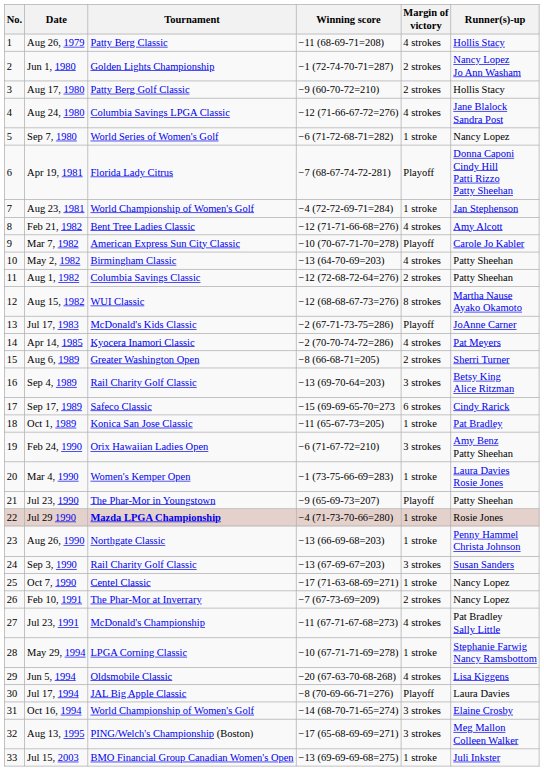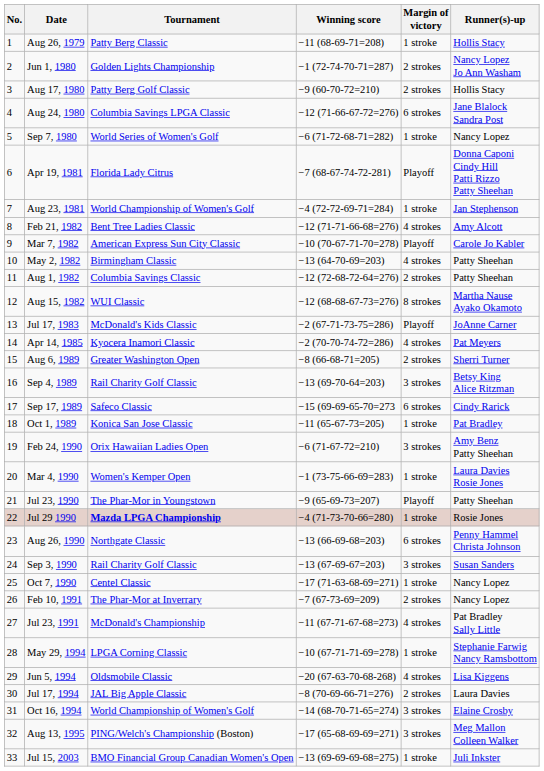(422, 43) 4 strokes -> (420, 43) 1 stroke
(422, 113) 4 strokes -> (422, 113) 6 strokes
(420, 541) 1 stroke -> (422, 541) 6 strokes
(419, 693) Playoff -> (422, 693) 2 strokes
